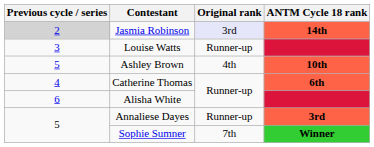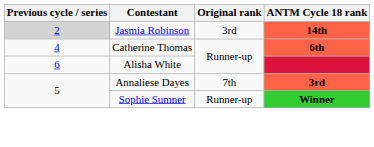(229, 30) lavender background -> (229, 30) no background
- row: (152, 47)
- row: (152, 64)
(229, 116) Runner-up -> (229, 82) 7th
(229, 133) 7th -> (229, 99) Runner-up
